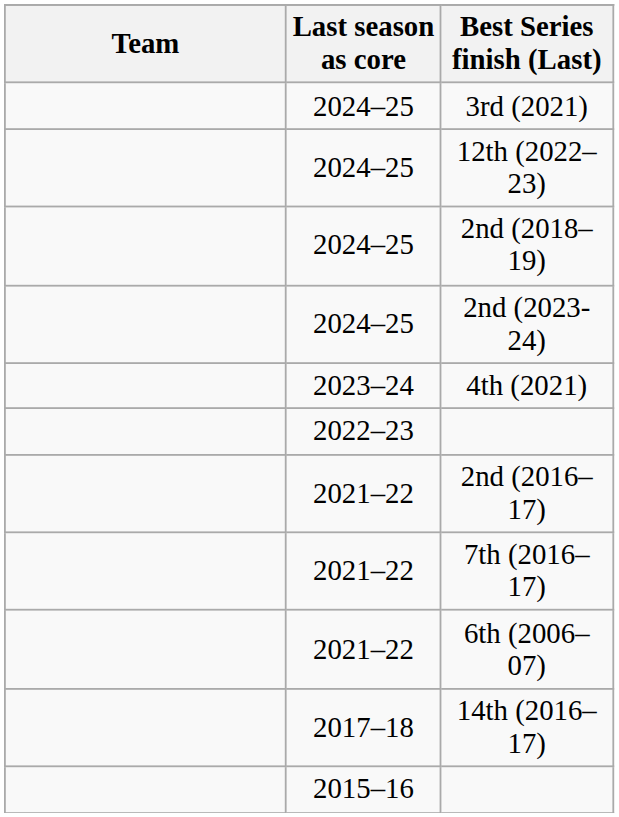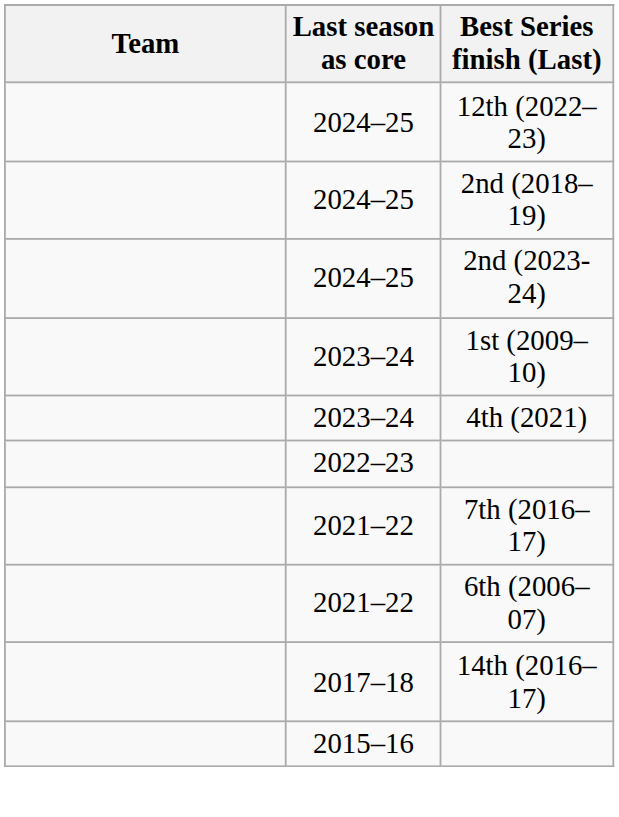- row: (363, 105)
+ row: (363, 355)
- row: (363, 492)
